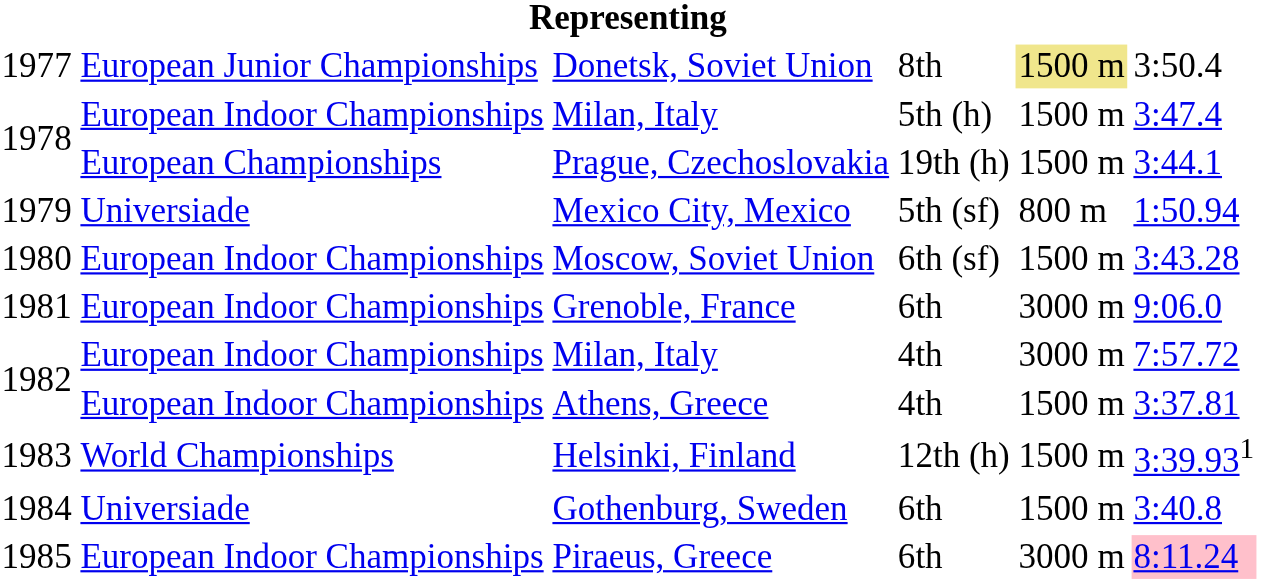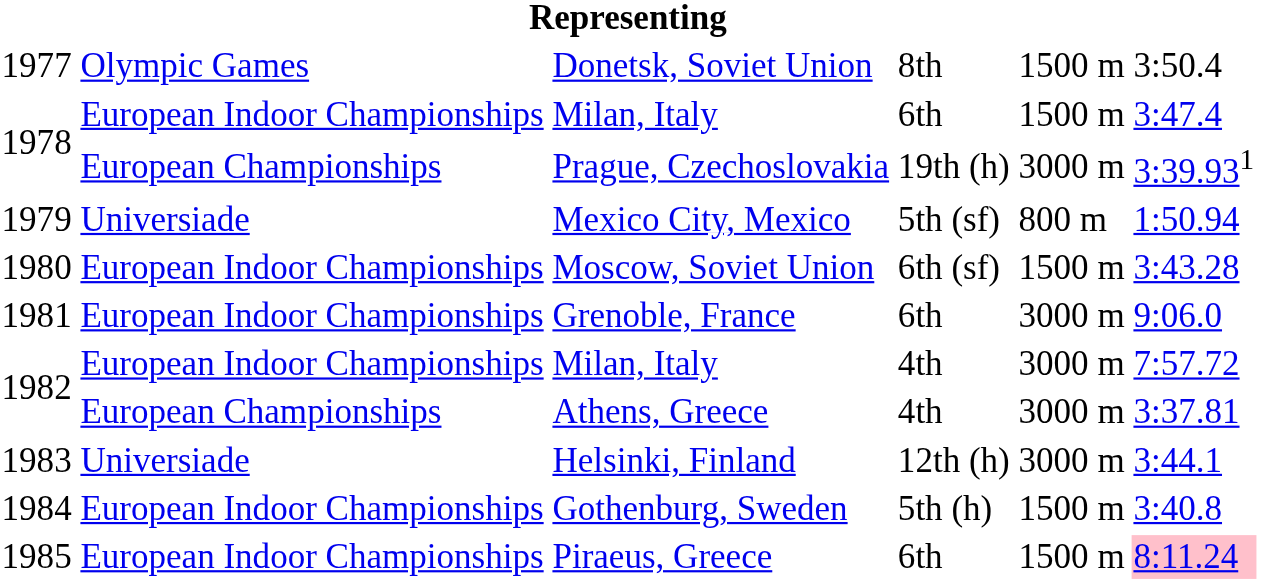(309, 65) European Junior Championships -> (195, 65) Olympic Games
(1072, 65) khaki background -> (1072, 65) no background
(945, 114) 5th (h) -> (920, 114) 6th
(1072, 162) 1500 m -> (1072, 166) 3000 m
(1178, 162) 3:44.1 -> (1194, 166) 3:39.931
(312, 403) European Indoor Championships -> (261, 412) European Championships
(1072, 403) 1500 m -> (1072, 412) 3000 m
(237, 456) World Championships -> (165, 460) Universiade
(1072, 456) 1500 m -> (1072, 460) 3000 m
(1194, 456) 3:39.931 -> (1178, 460) 3:44.1
(165, 508) Universiade -> (312, 508) European Indoor Championships
(920, 508) 6th -> (945, 508) 5th (h)
(1072, 557) 3000 m -> (1072, 557) 1500 m
